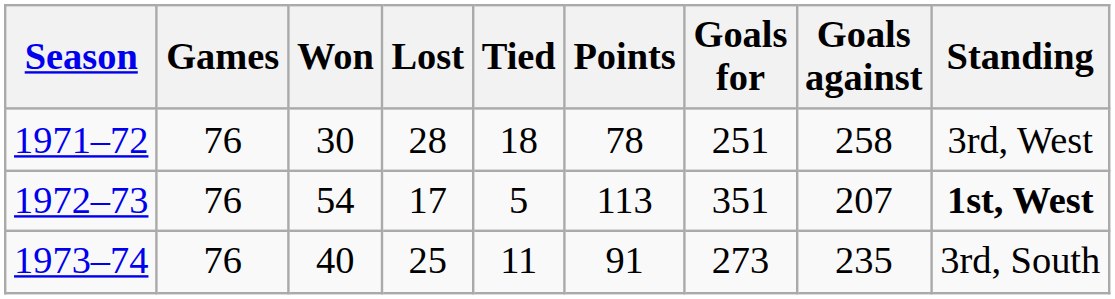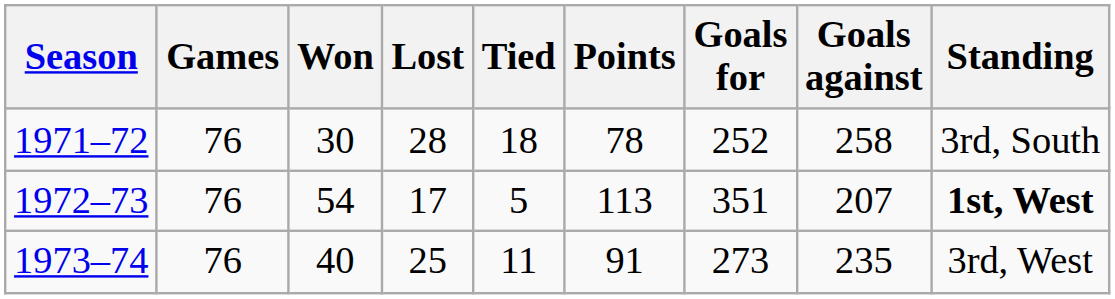(740, 139) 251 -> (740, 139) 252
(1020, 139) 3rd, West -> (1020, 139) 3rd, South
(1020, 260) 3rd, South -> (1020, 260) 3rd, West
